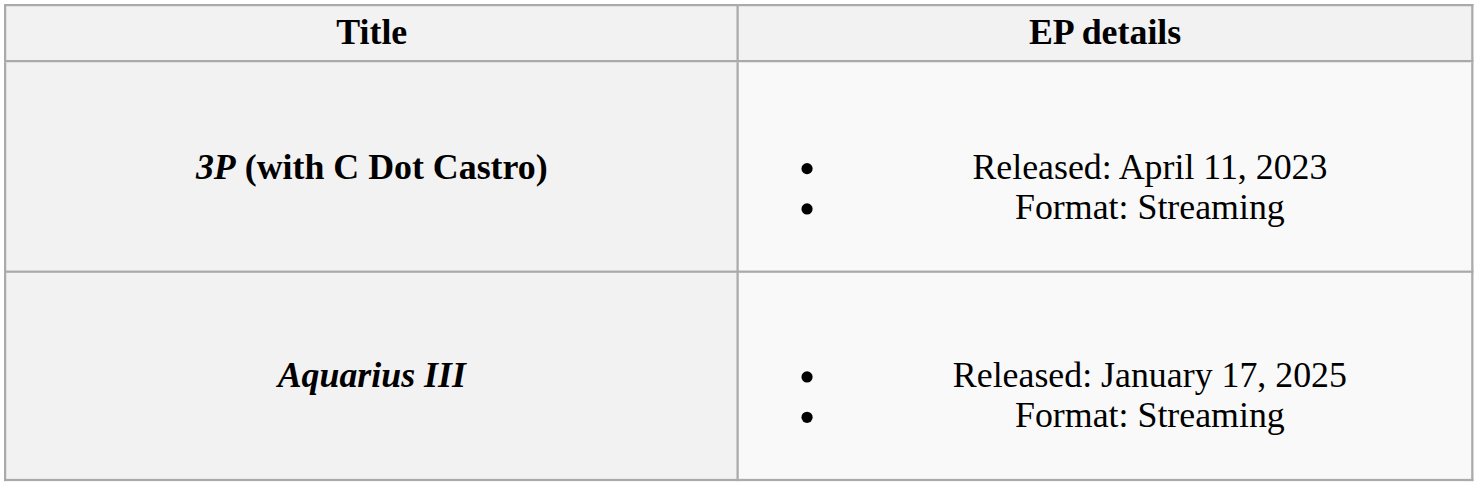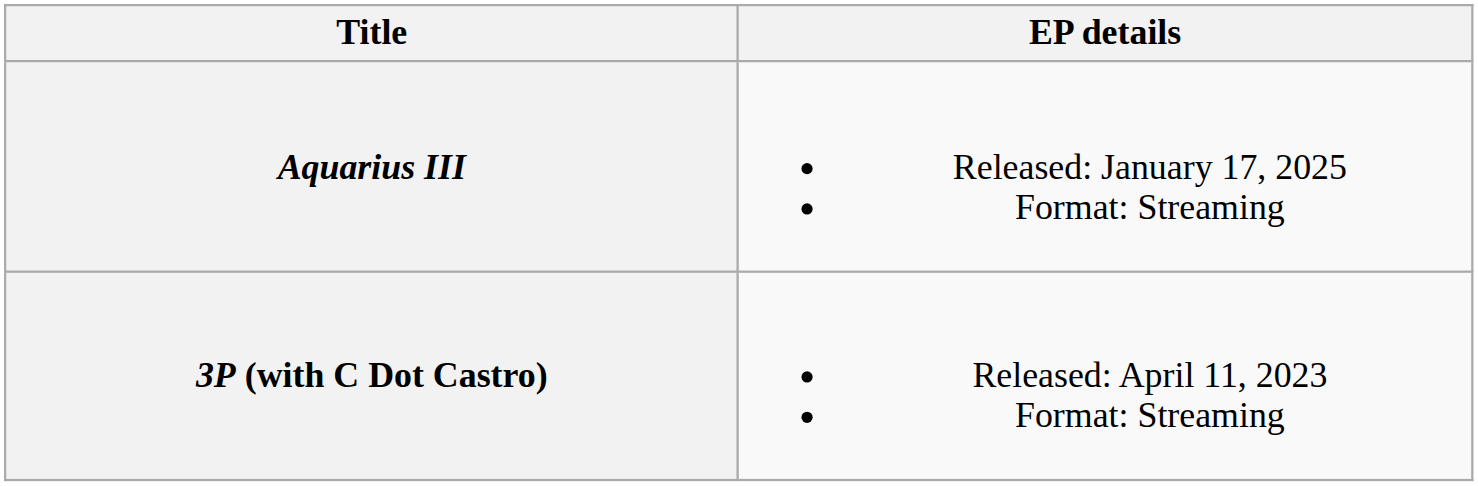rows swapped: (372, 165) <-> (372, 375)
